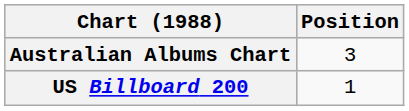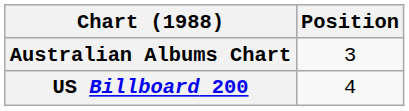(350, 88) 1 -> (350, 88) 4
